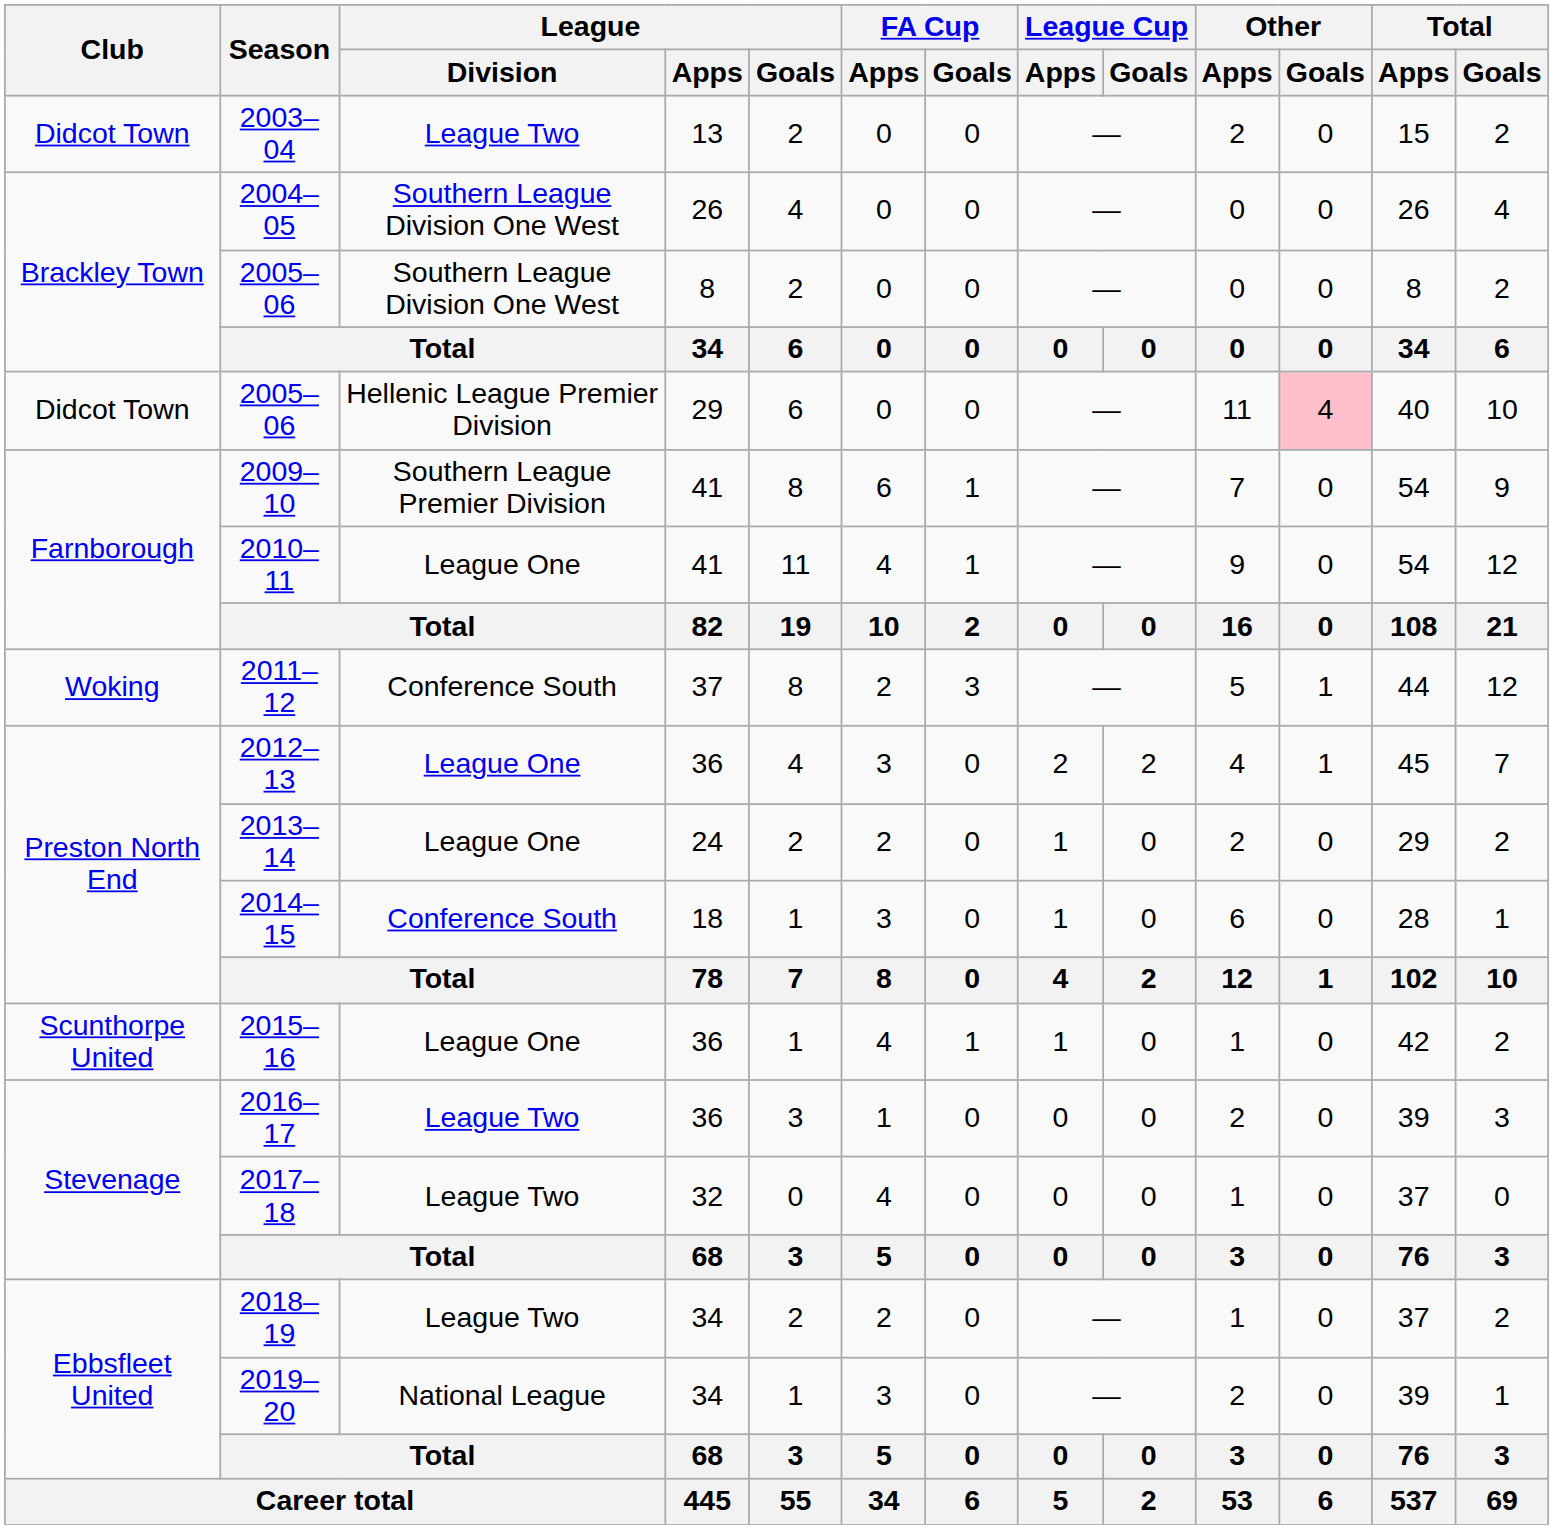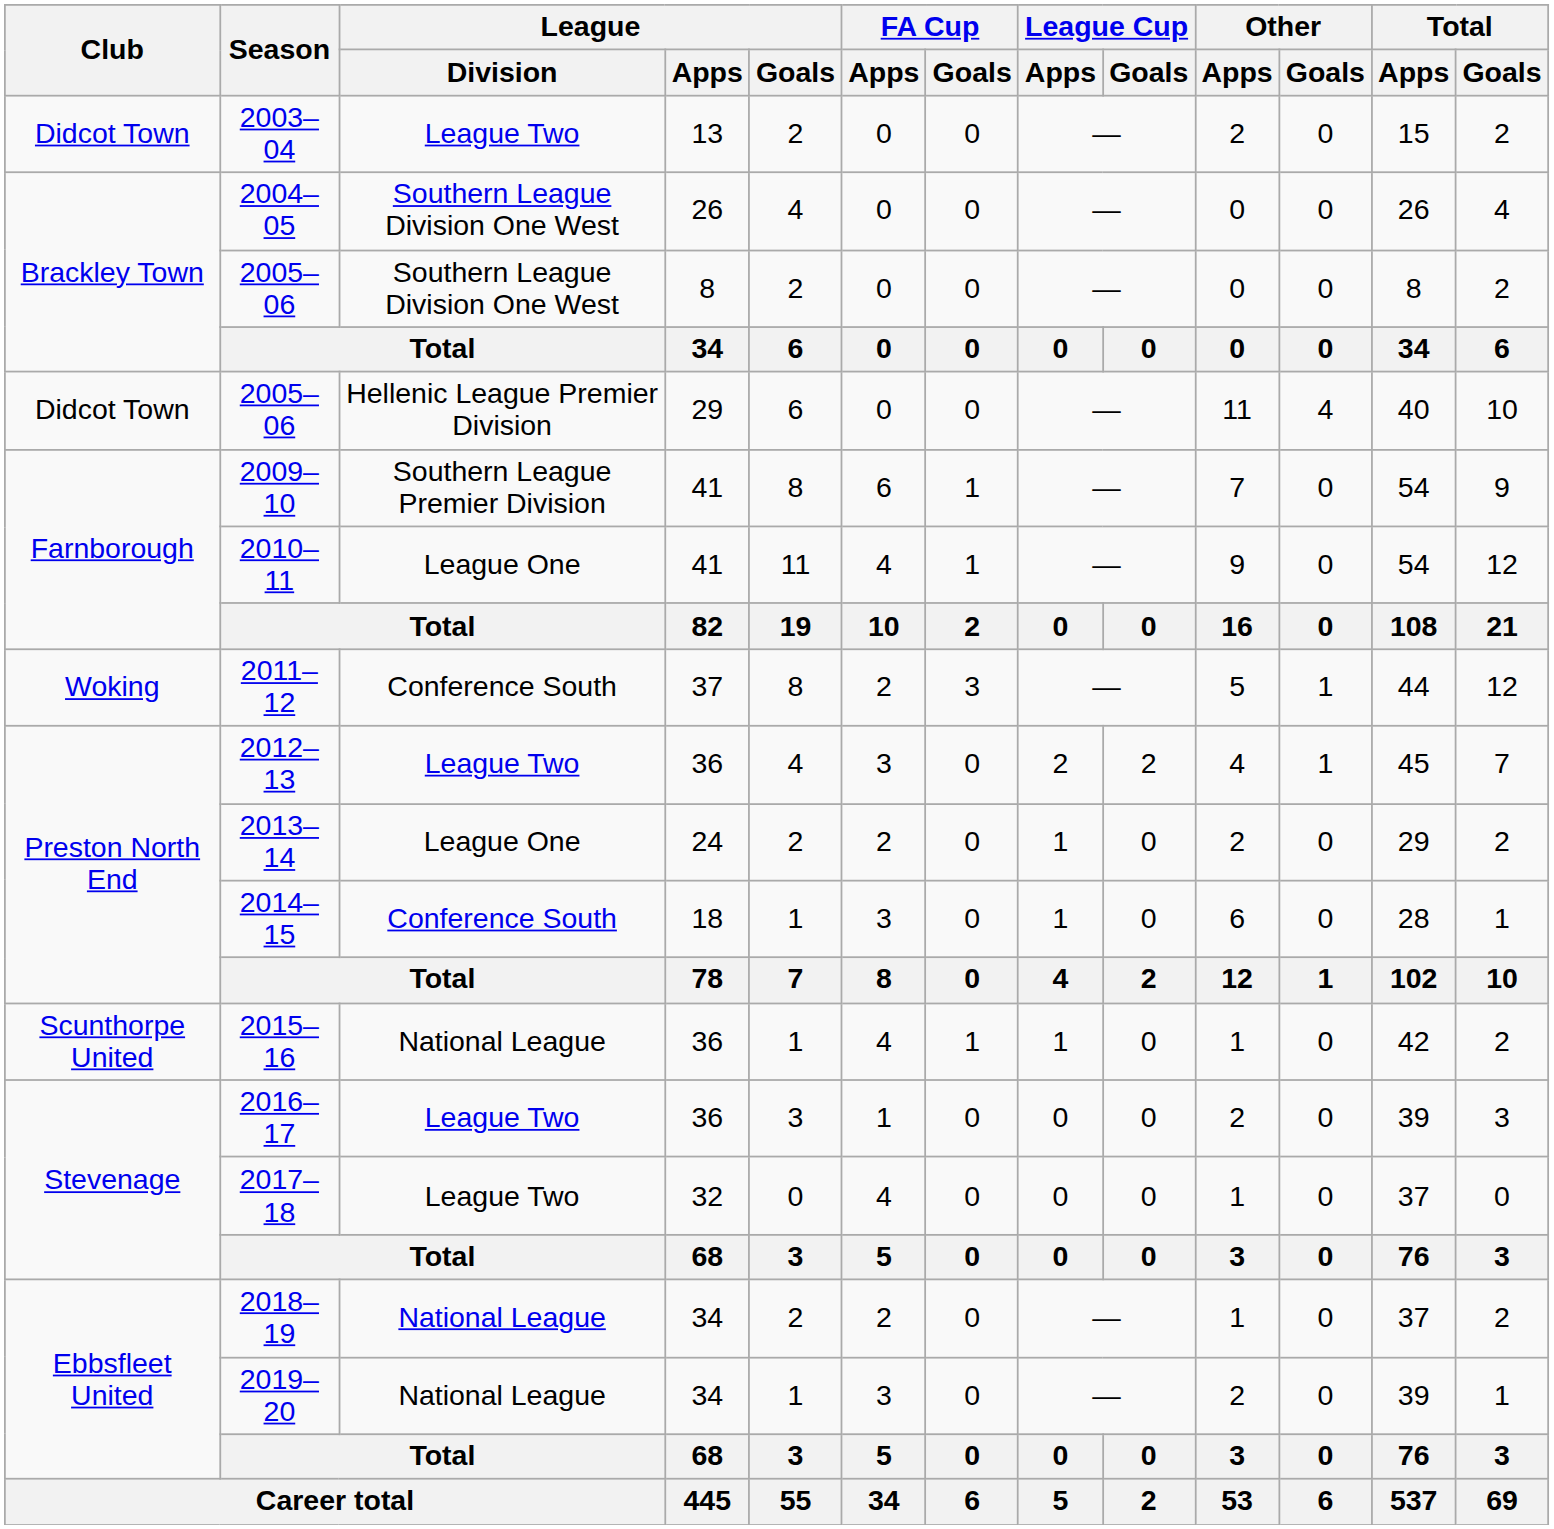(1325, 410) pink background -> (1325, 410) no background
(502, 764) League One -> (502, 764) League Two
(502, 1041) League One -> (502, 1041) National League
(502, 1317) League Two -> (502, 1317) National League
